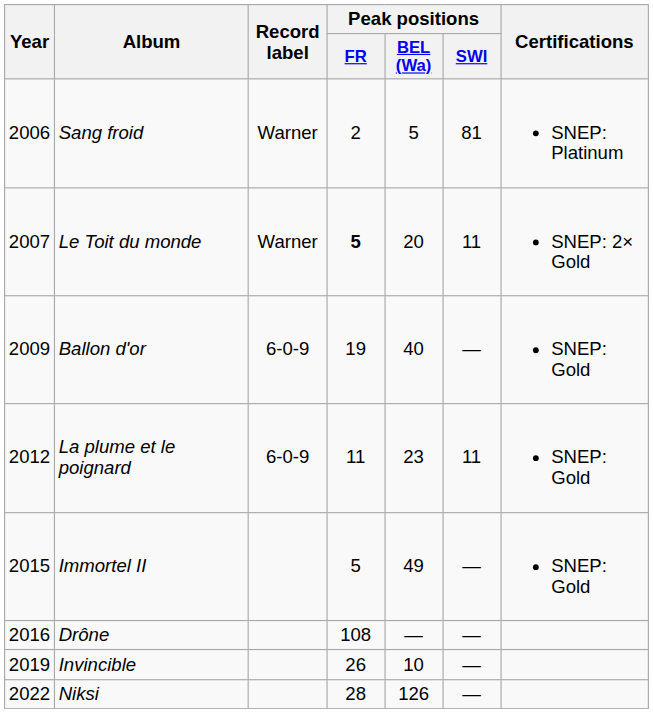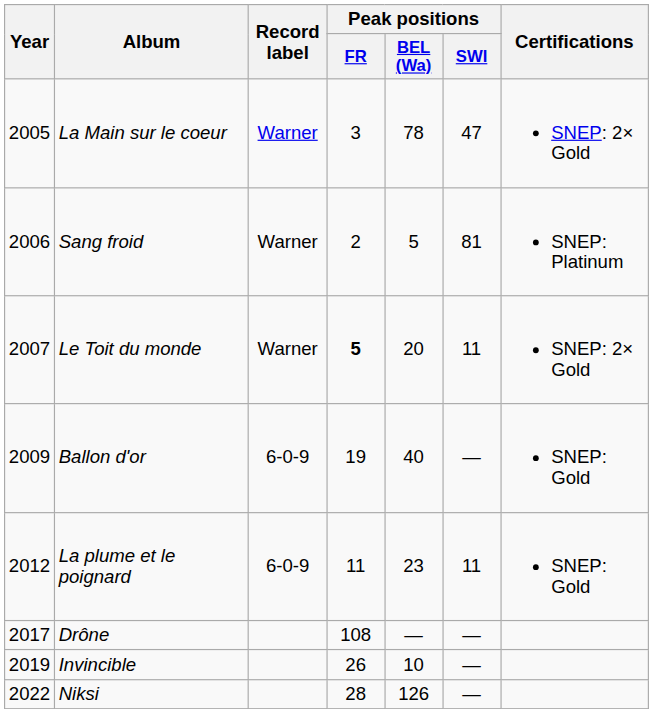+ row: (143, 133)
- row: (103, 566)
(30, 635) 2016 -> (30, 635) 2017
